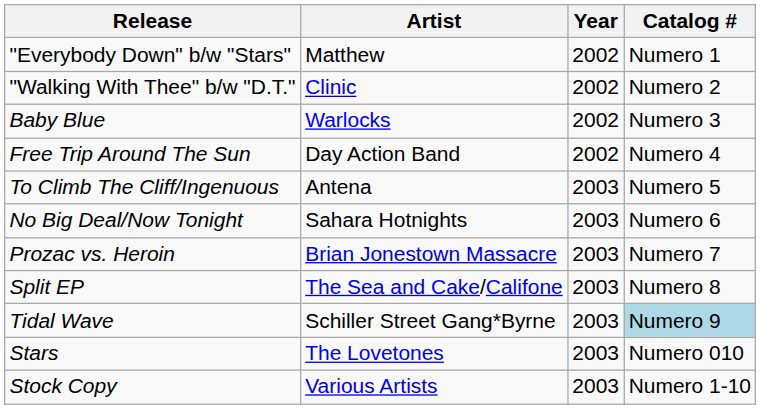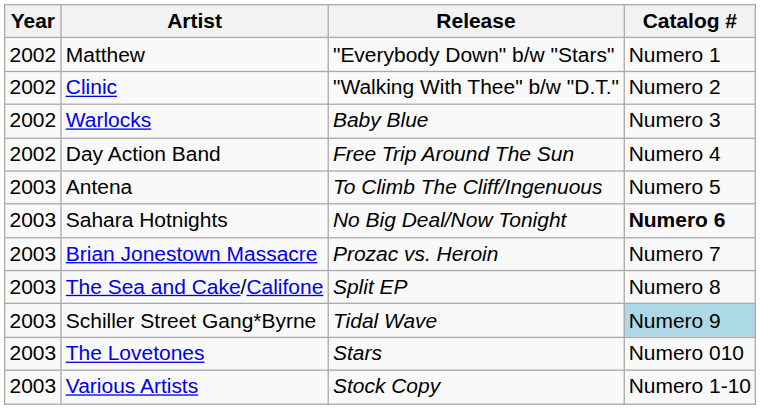columns swapped: (596, 21) <-> (153, 21)
(675, 220) normal -> (677, 220) bold
